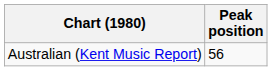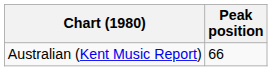(216, 54) 56 -> (216, 54) 66
